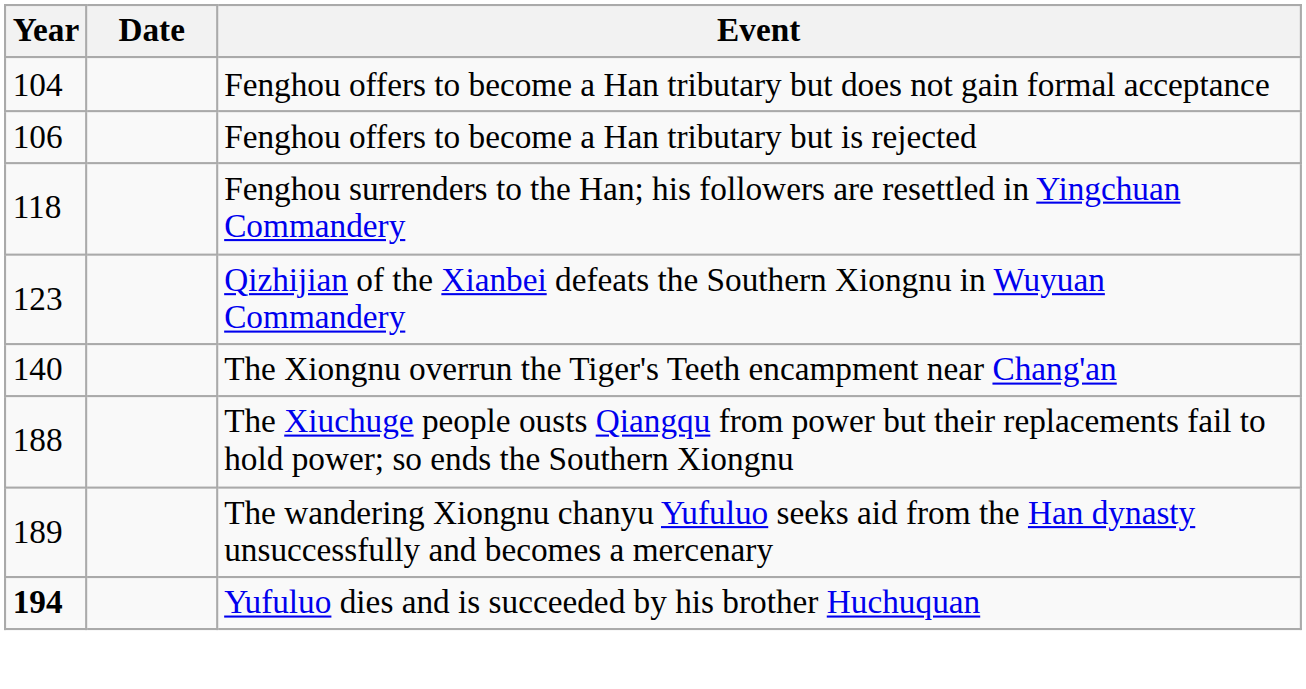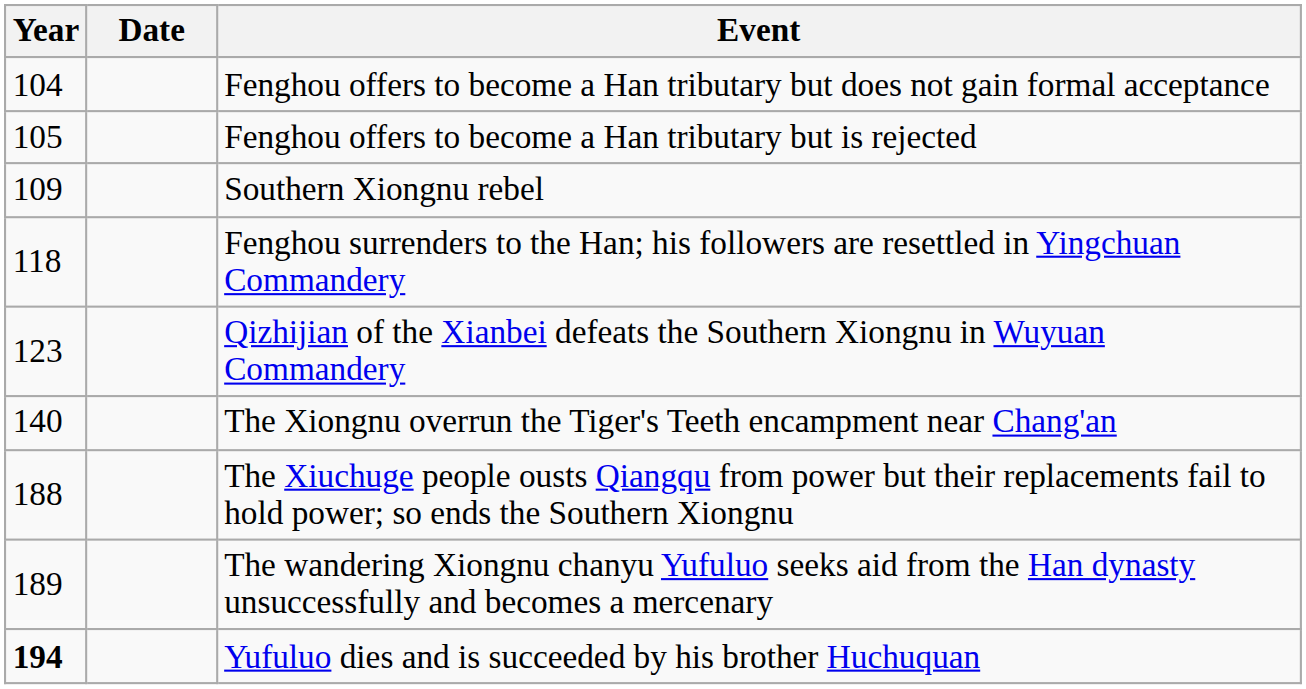(38, 136) 106 -> (38, 136) 105
+ row: (384, 189)
